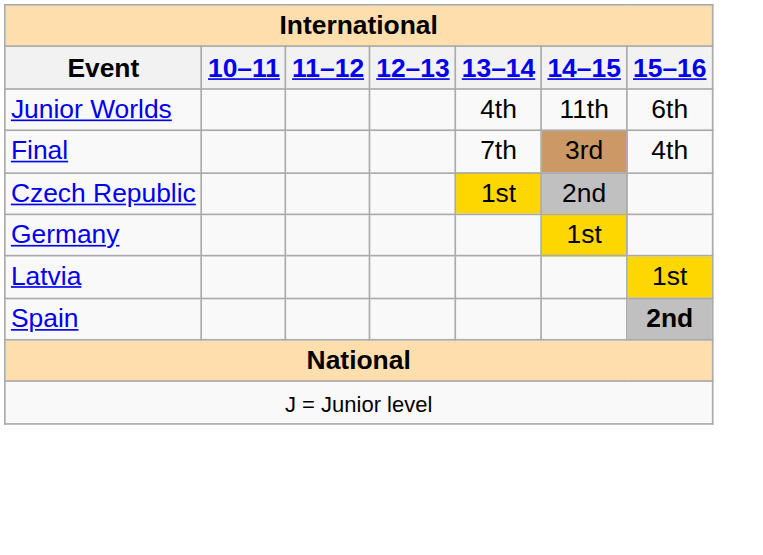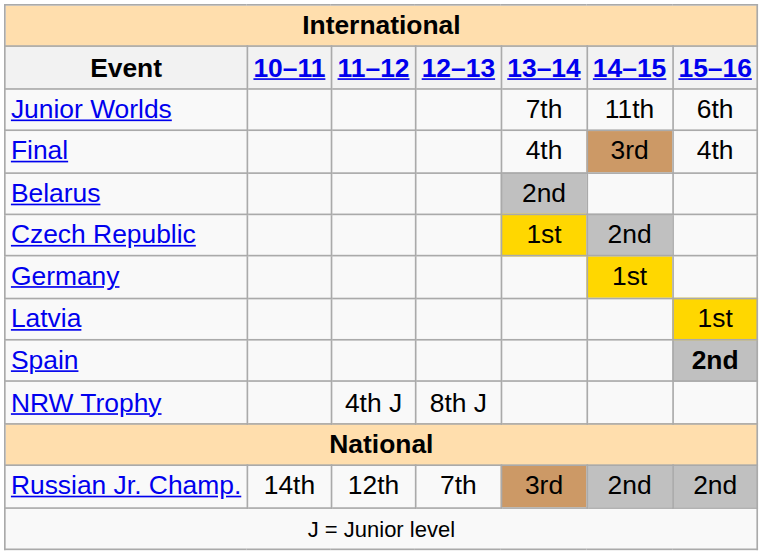(499, 109) 4th -> (544, 109) 7th
(499, 151) 7th -> (544, 151) 4th
+ row: (56, 192)
+ row: (86, 402)
+ row: (126, 485)
